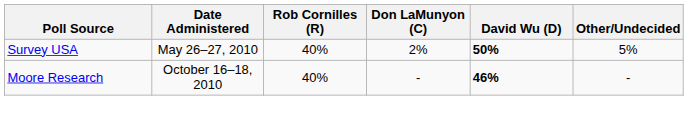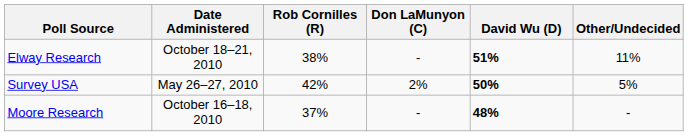+ row: (54, 57)
(315, 49) 40% -> (315, 85) 42%
(315, 77) 40% -> (315, 112) 37%
(486, 77) 46% -> (486, 112) 48%
